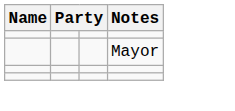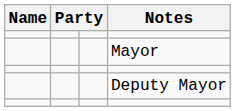+ row: (28, 86)
